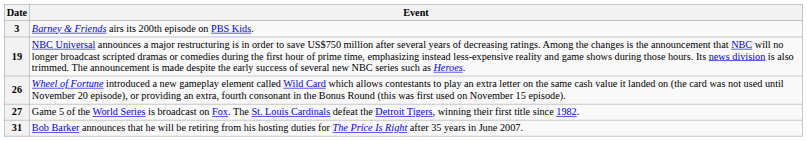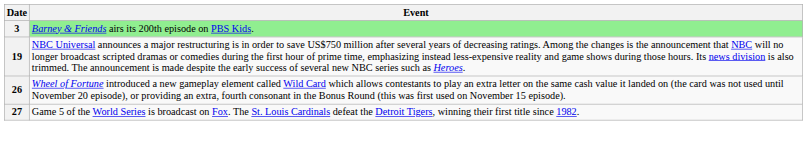(143, 28) no background -> (143, 28) lightgreen background
- row: (17, 128)
